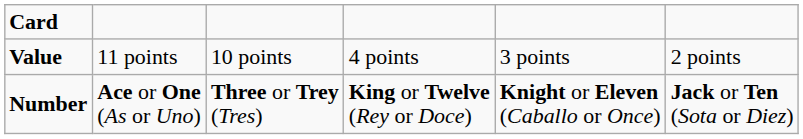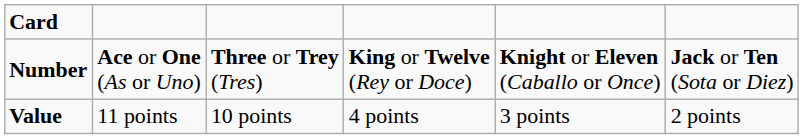rows swapped: (48, 103) <-> (36, 56)
